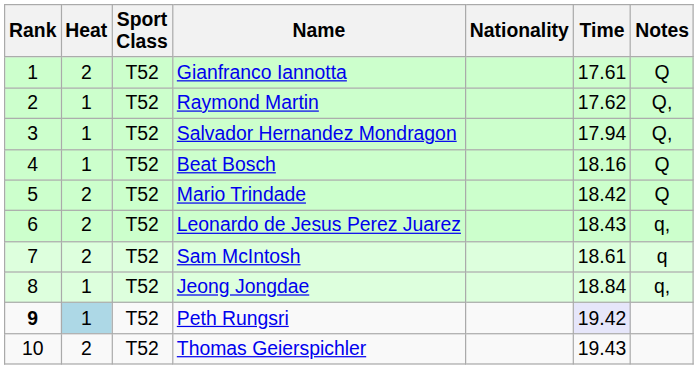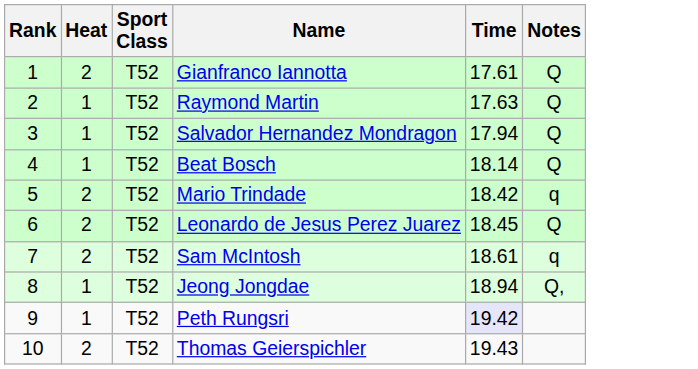- column: (519, 30)
(602, 103) 17.62 -> (494, 103) 17.63
(662, 103) Q, -> (554, 103) Q
(662, 133) Q, -> (554, 133) Q
(602, 164) 18.16 -> (494, 164) 18.14
(662, 195) Q -> (554, 195) q
(602, 225) 18.43 -> (494, 225) 18.45
(662, 225) q, -> (554, 225) Q
(602, 287) 18.84 -> (494, 287) 18.94
(662, 287) q, -> (554, 287) Q,
(33, 317) bold -> (33, 317) normal
(86, 317) lightblue background -> (86, 317) no background
